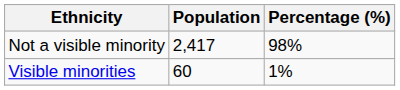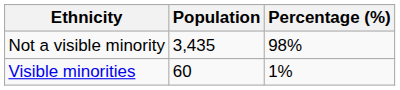(194, 44) 2,417 -> (194, 44) 3,435
